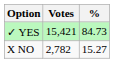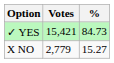(58, 49) 2,782 -> (58, 49) 2,779
